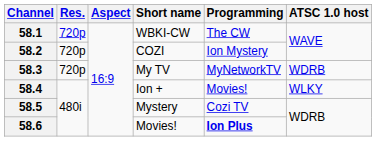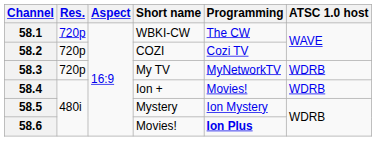(237, 51) Ion Mystery -> (228, 51) Cozi TV
(306, 88) WLKY -> (307, 88) WDRB
(228, 107) Cozi TV -> (237, 107) Ion Mystery
